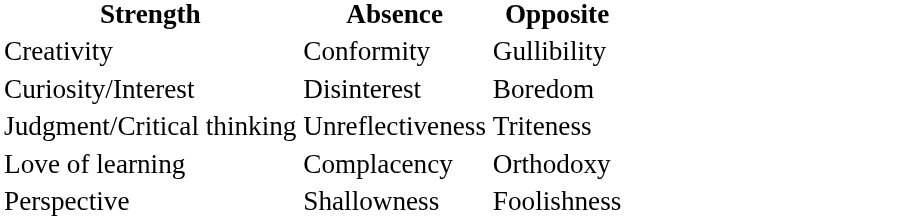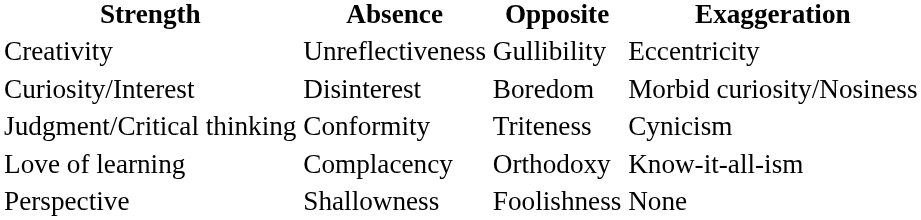+ column: (773, 14)
(367, 51) Conformity -> (395, 51) Unreflectiveness
(395, 126) Unreflectiveness -> (367, 126) Conformity
